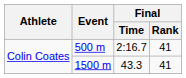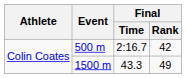(165, 48) 41 -> (165, 48) 42
(165, 65) 41 -> (165, 65) 49
